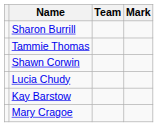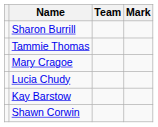rows swapped: (46, 63) <-> (42, 113)
